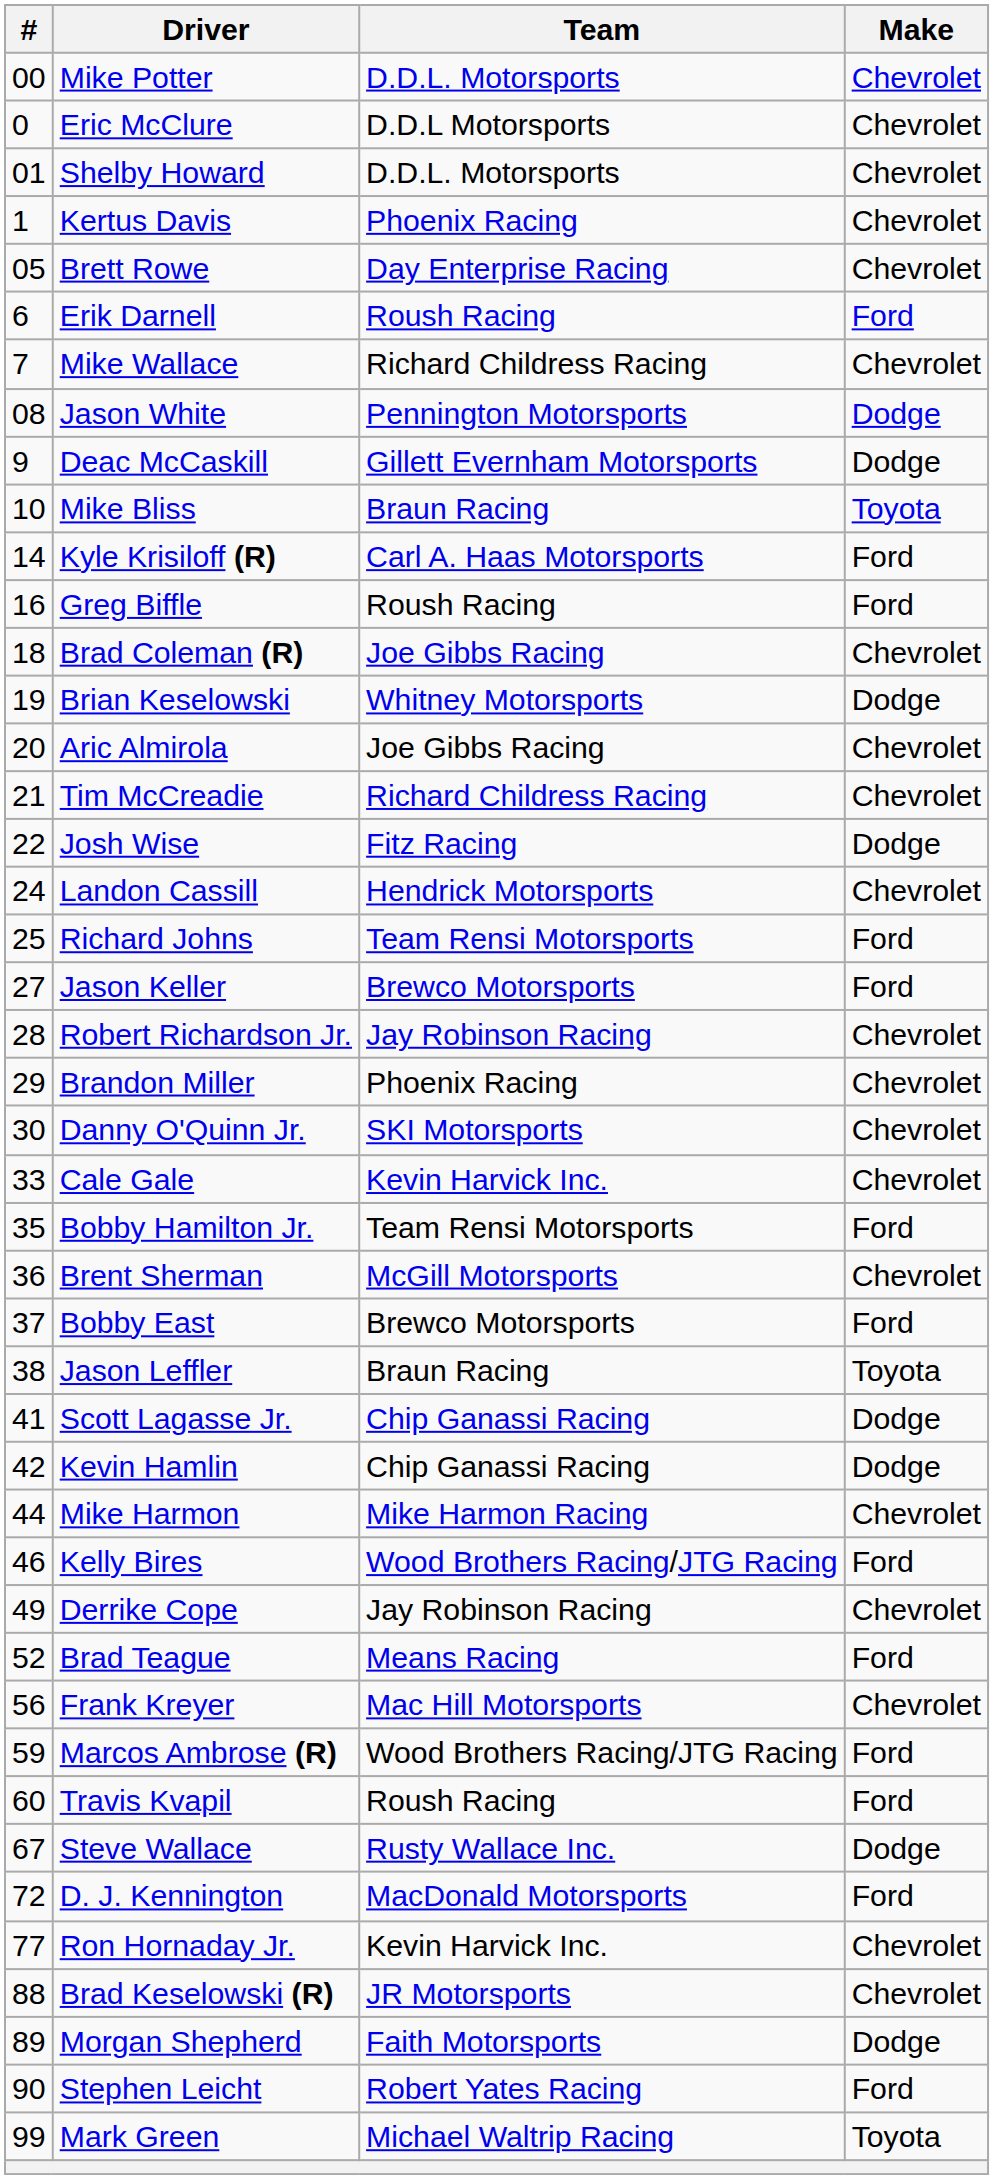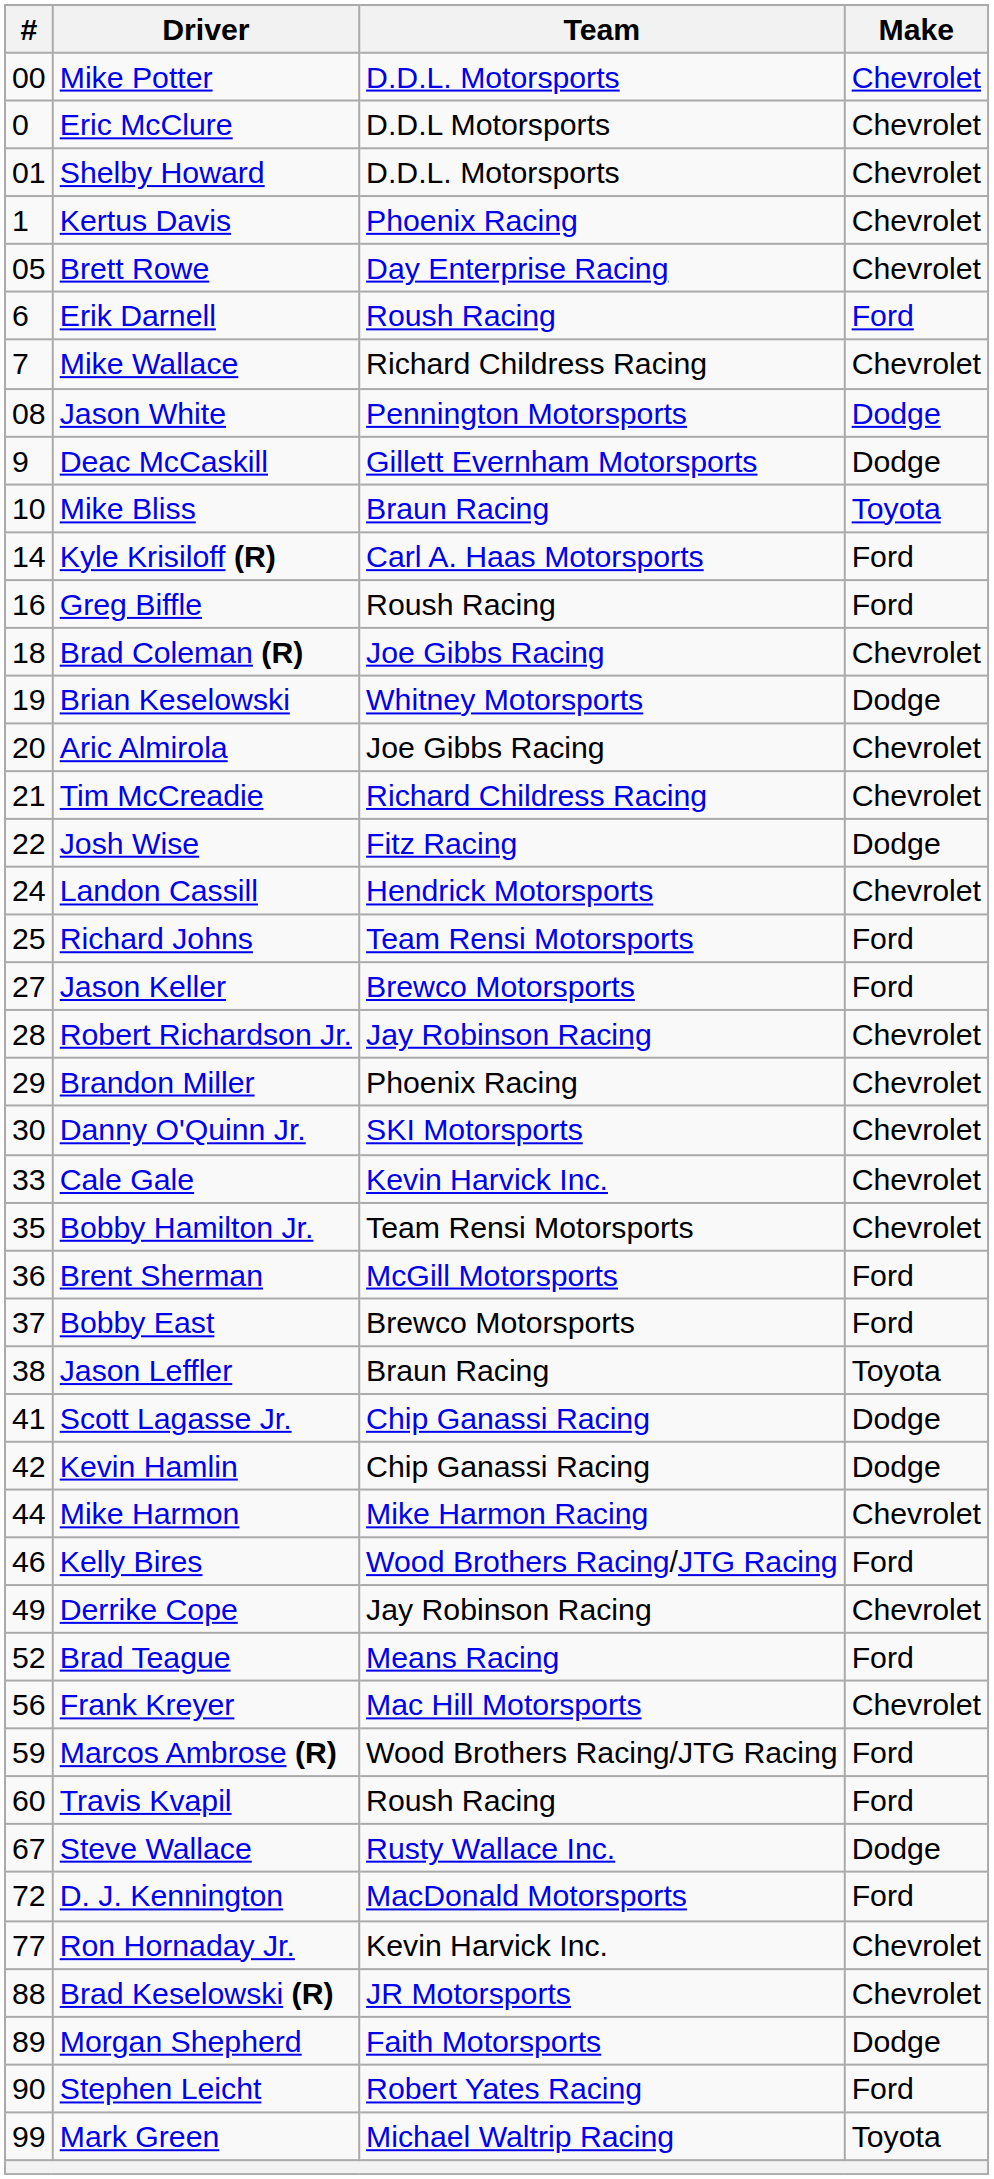(883, 1226) Ford -> (916, 1226) Chevrolet
(916, 1274) Chevrolet -> (883, 1274) Ford
